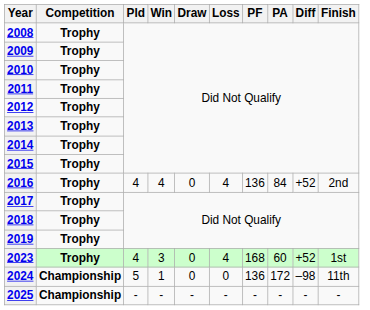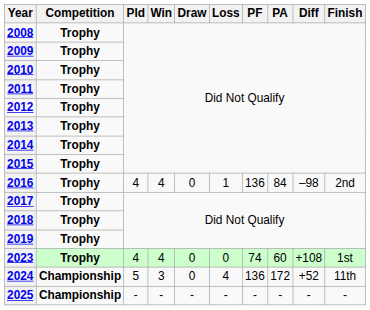(226, 182) 4 -> (226, 182) 1
(305, 182) +52 -> (309, 182) –98
(161, 257) 3 -> (161, 257) 4
(226, 257) 4 -> (226, 257) 0
(255, 257) 168 -> (255, 257) 74
(305, 257) +52 -> (309, 257) +108
(161, 276) 1 -> (161, 276) 3
(226, 276) 0 -> (226, 276) 4
(305, 276) –98 -> (309, 276) +52
